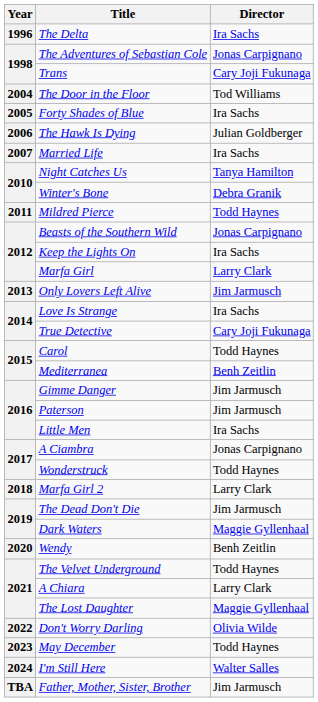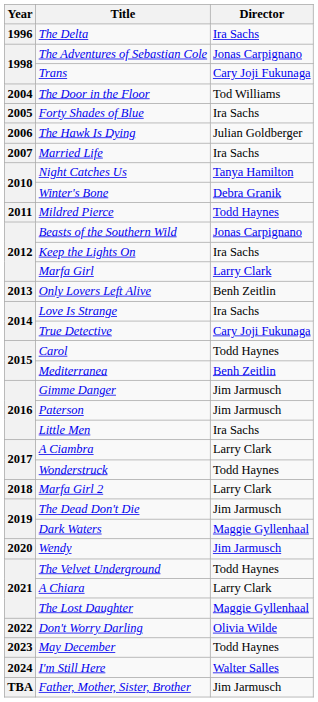(247, 291) Jim Jarmusch -> (244, 291) Benh Zeitlin
(257, 449) Jonas Carpignano -> (242, 449) Larry Clark
(244, 548) Benh Zeitlin -> (247, 548) Jim Jarmusch
